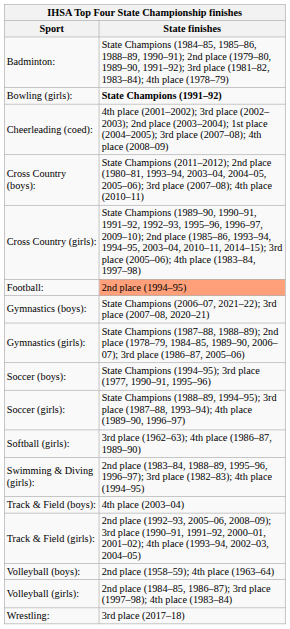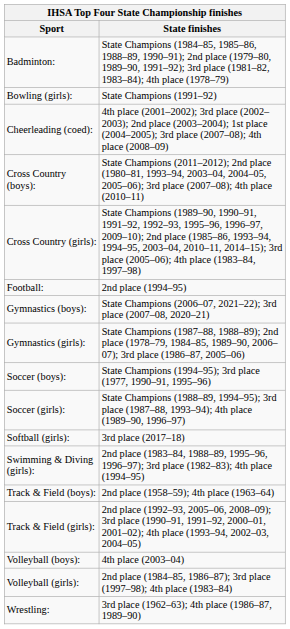(162, 95) bold -> (159, 95) normal
(144, 287) lightsalmon background -> (144, 287) no background
(187, 443) 3rd place (1962–63); 4th place (1986–87, 1989–90) -> (143, 437) 3rd place (2017–18)
(143, 504) 4th place (2003–04) -> (188, 493) 2nd place (1958–59); 4th place (1963–64)
(188, 571) 2nd place (1958–59); 4th place (1963–64) -> (143, 560) 4th place (2003–04)
(143, 615) 3rd place (2017–18) -> (187, 610) 3rd place (1962–63); 4th place (1986–87, 1989–90)
